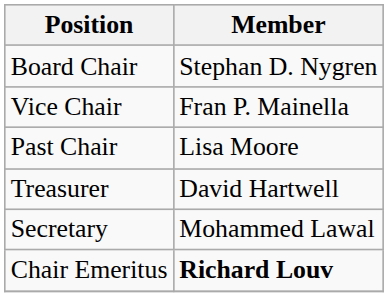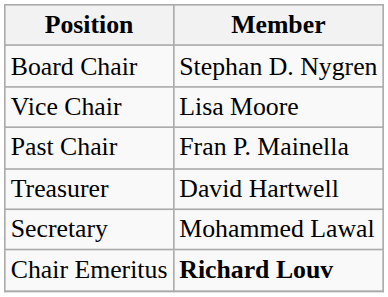(264, 106) Fran P. Mainella -> (239, 106) Lisa Moore
(239, 147) Lisa Moore -> (264, 147) Fran P. Mainella
